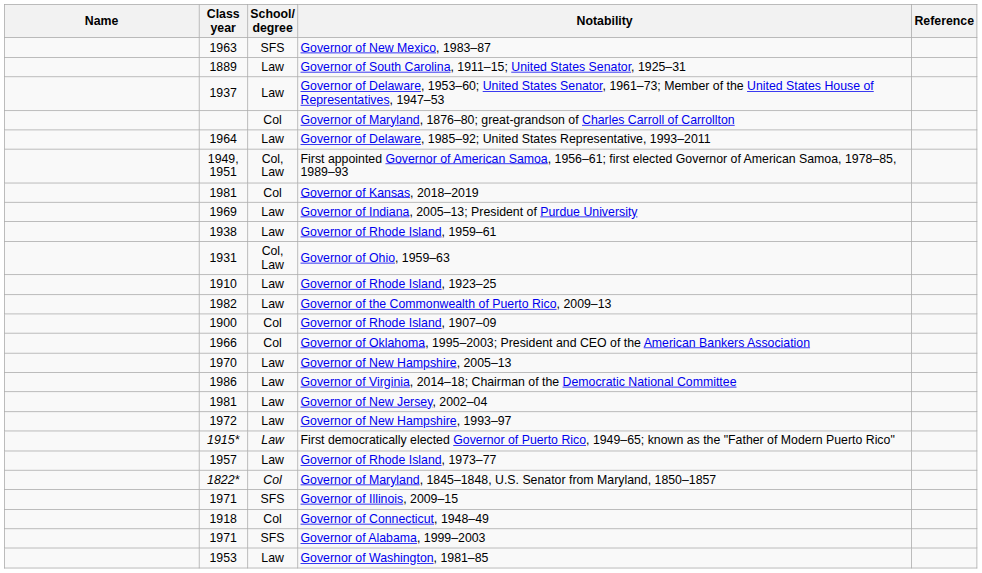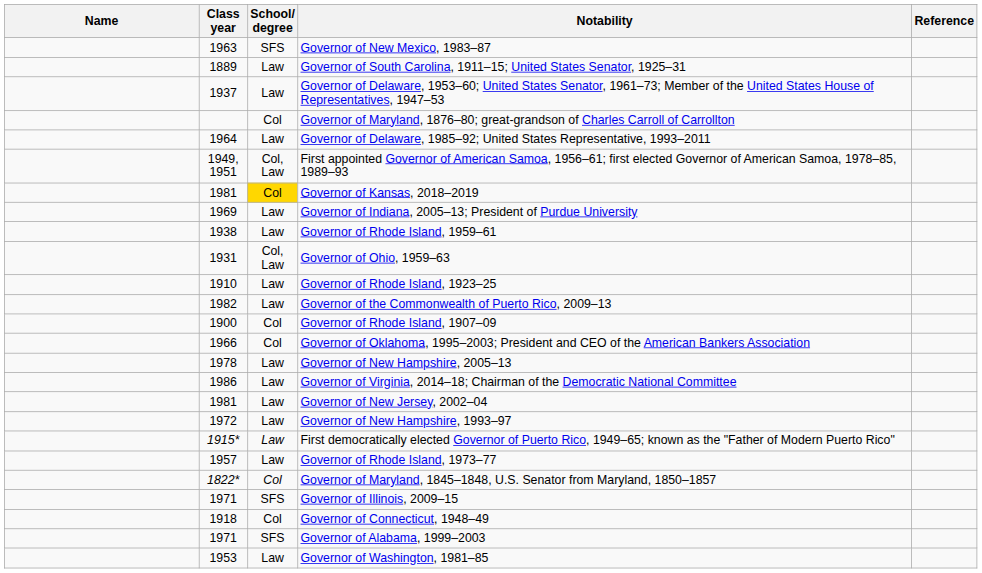(273, 192) no background -> (273, 192) gold background
(223, 362) 1970 -> (223, 362) 1978
